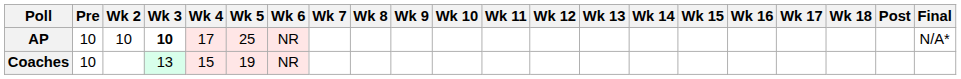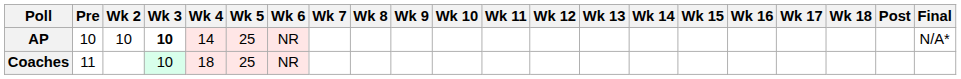(206, 39) 17 -> (206, 39) 14
(88, 62) 10 -> (88, 62) 11
(165, 62) 13 -> (165, 62) 10
(206, 62) 15 -> (206, 62) 18
(247, 62) 19 -> (247, 62) 25
